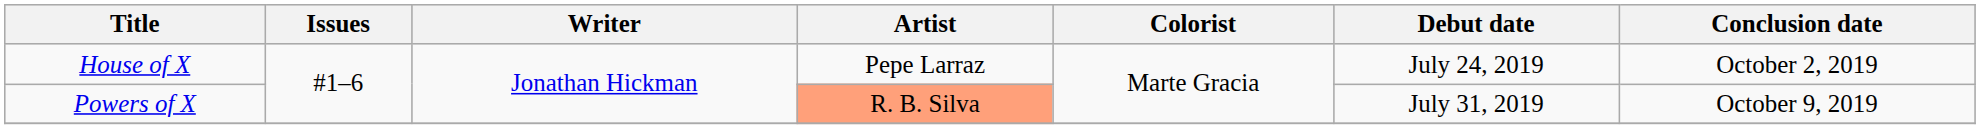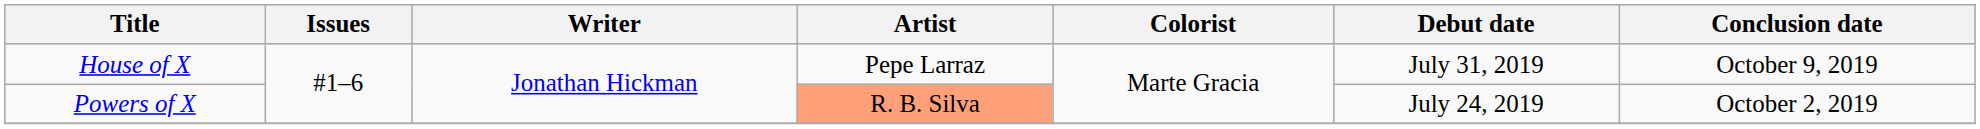(1476, 63) July 24, 2019 -> (1476, 63) July 31, 2019
(1797, 63) October 2, 2019 -> (1797, 63) October 9, 2019
(1476, 103) July 31, 2019 -> (1476, 103) July 24, 2019
(1797, 103) October 9, 2019 -> (1797, 103) October 2, 2019
